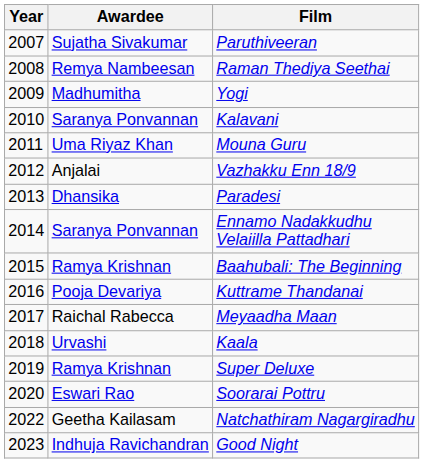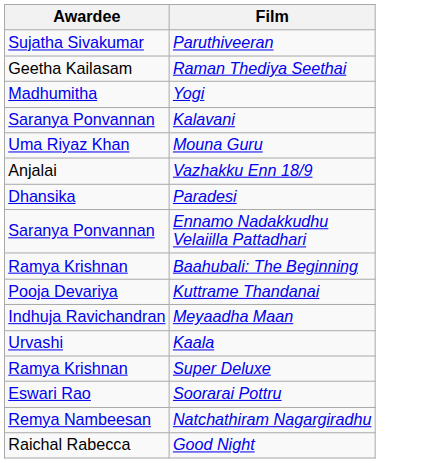- column: (26, 17)
(123, 68) Remya Nambeesan -> (70, 68) Geetha Kailasam
(113, 317) Raichal Rabecca -> (87, 317) Indhuja Ravichandran
(114, 419) Geetha Kailasam -> (80, 419) Remya Nambeesan
(130, 445) Indhuja Ravichandran -> (69, 445) Raichal Rabecca
